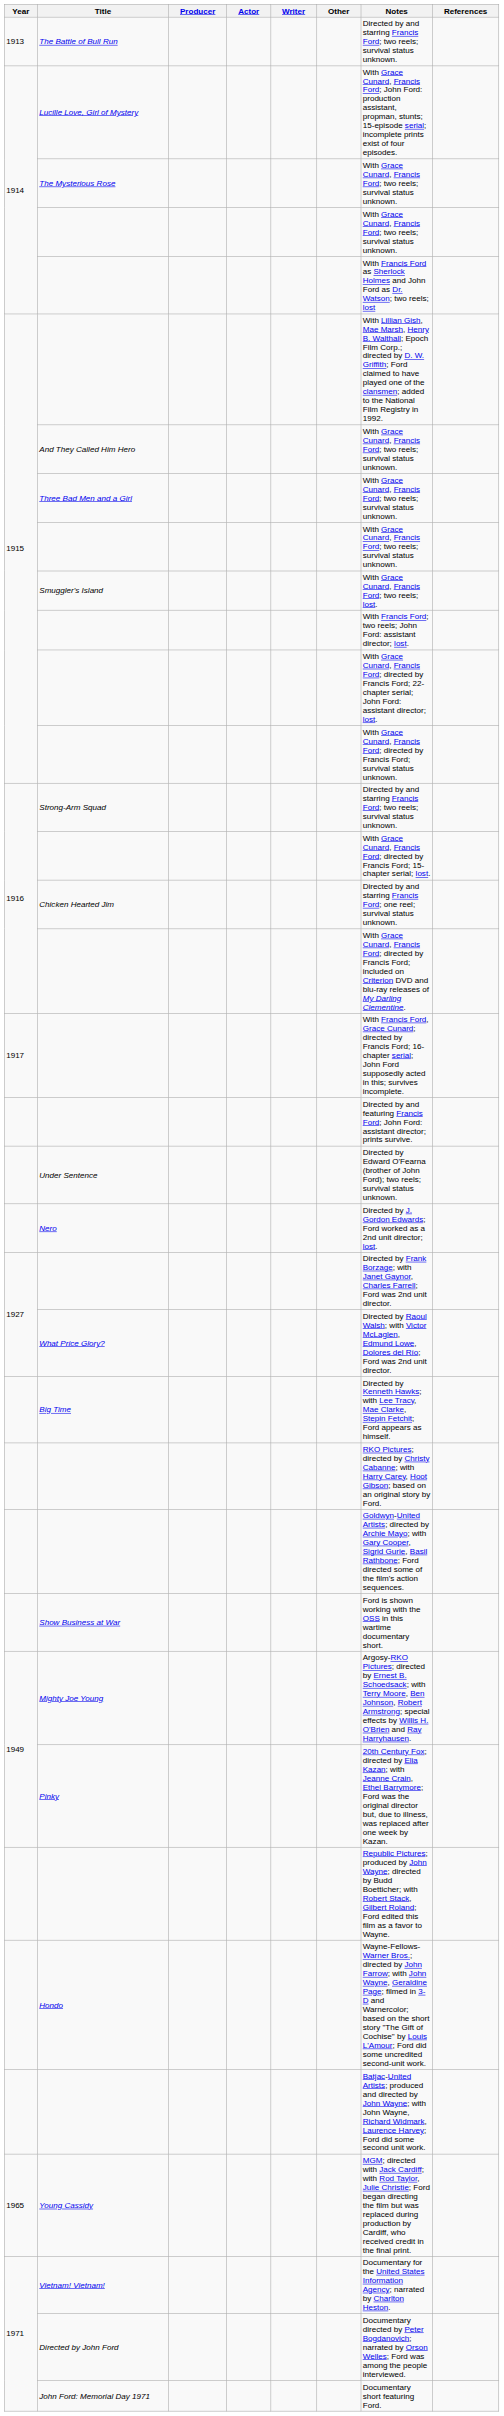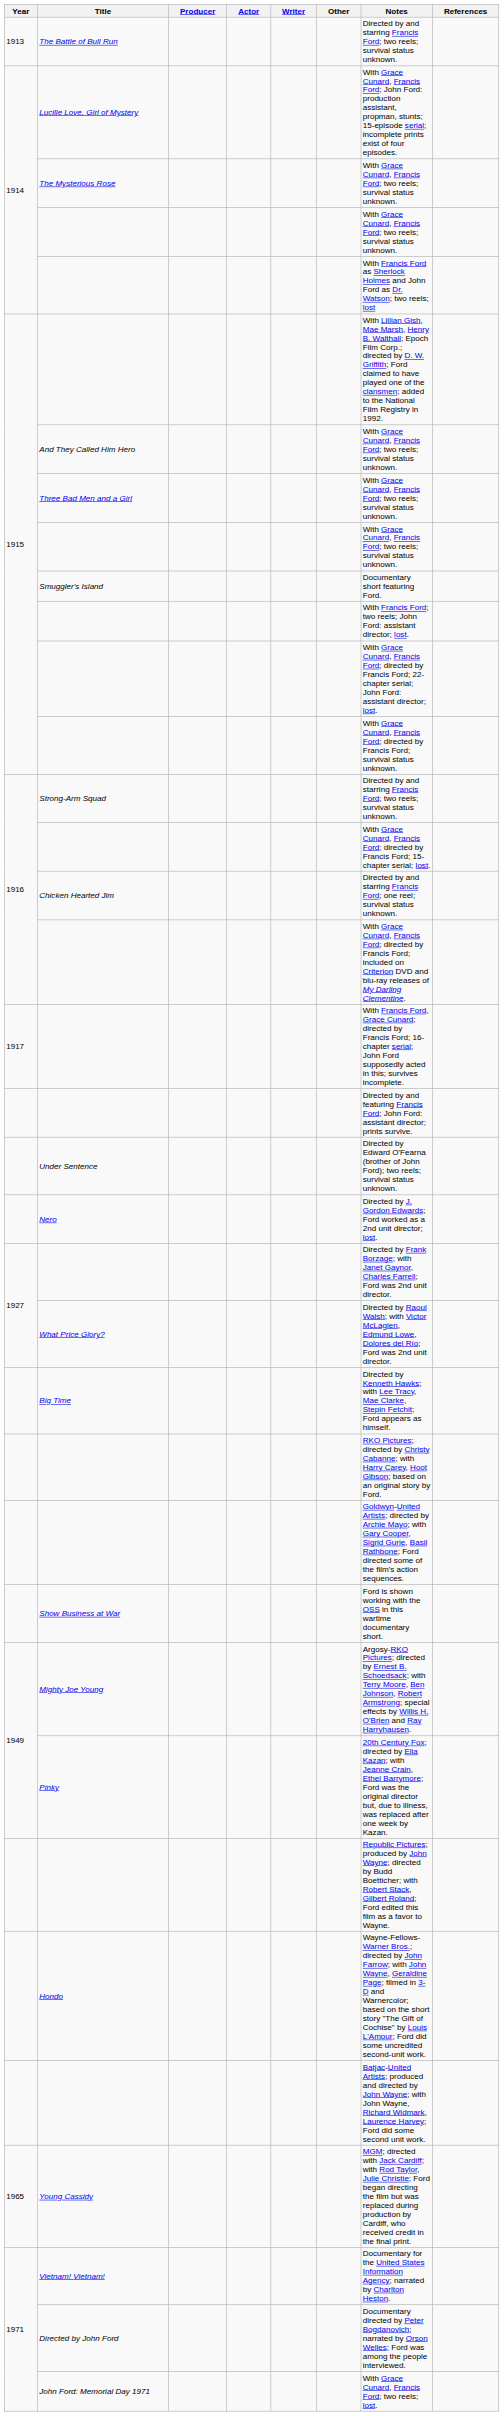(391, 591) With Grace Cunard, Francis Ford; two reels; lost. -> (389, 586) Documentary short featuring Ford.
(389, 2396) Documentary short featuring Ford. -> (391, 2392) With Grace Cunard, Francis Ford; two reels; lost.
